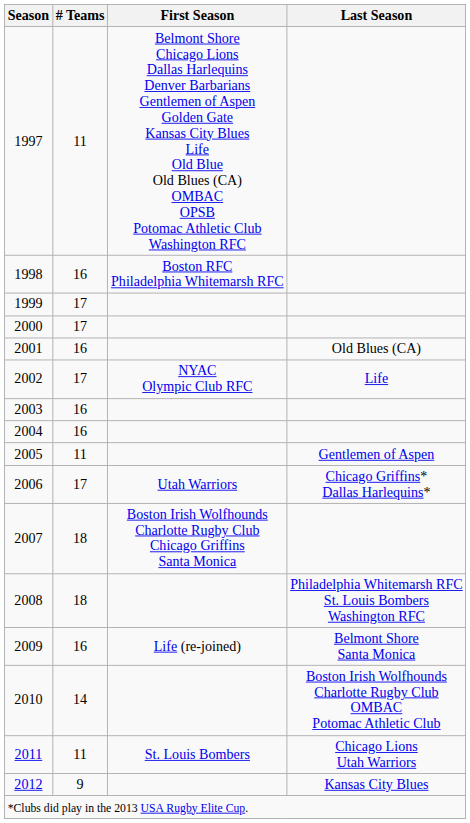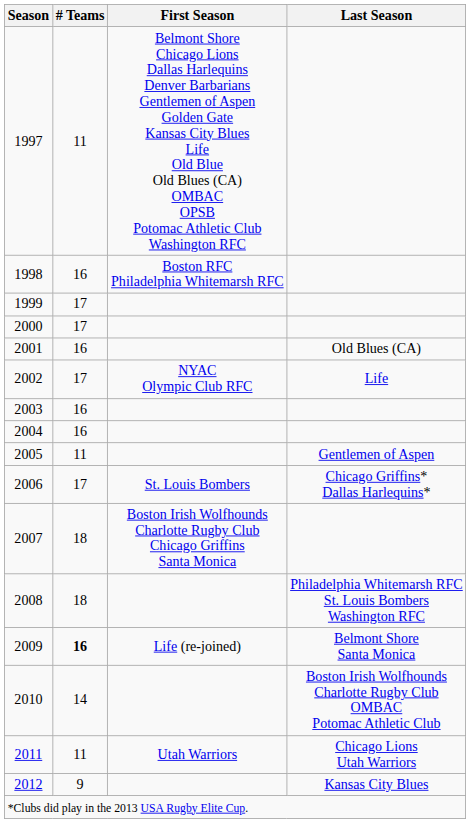(197, 484) Utah Warriors -> (197, 484) St. Louis Bombers
(80, 646) normal -> (80, 646) bold
(197, 754) St. Louis Bombers -> (197, 754) Utah Warriors
